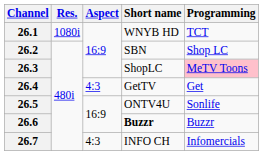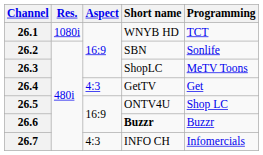(207, 50) Shop LC -> (203, 50) Sonlife
(217, 68) pink background -> (217, 68) no background
(203, 104) Sonlife -> (207, 104) Shop LC
